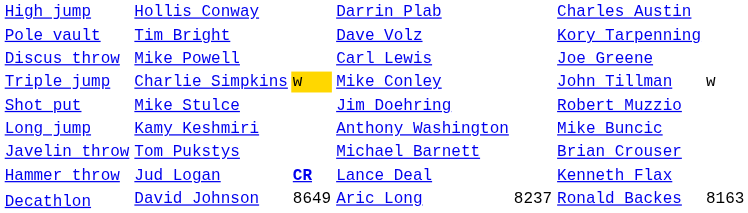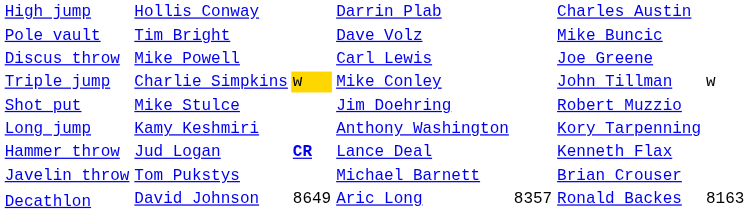(629, 35) Kory Tarpenning -> (610, 35) Mike Buncic
(610, 129) Mike Buncic -> (629, 129) Kory Tarpenning
rows swapped: (178, 176) <-> (187, 152)
(533, 199) 8237 -> (533, 199) 8357
